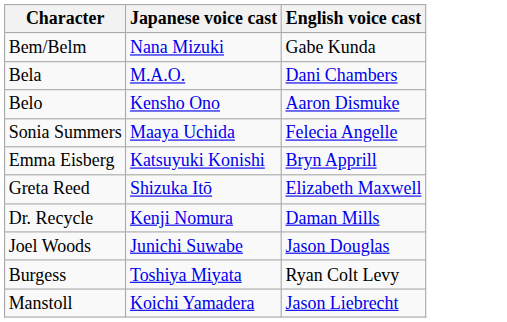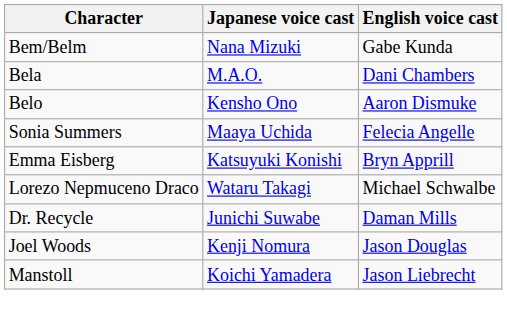- row: (49, 189)
+ row: (104, 189)
(181, 217) Kenji Nomura -> (264, 217) Junichi Suwabe
(186, 246) Junichi Suwabe -> (259, 246) Kenji Nomura
- row: (37, 274)
